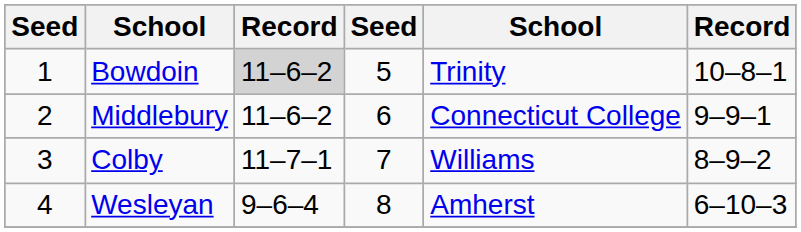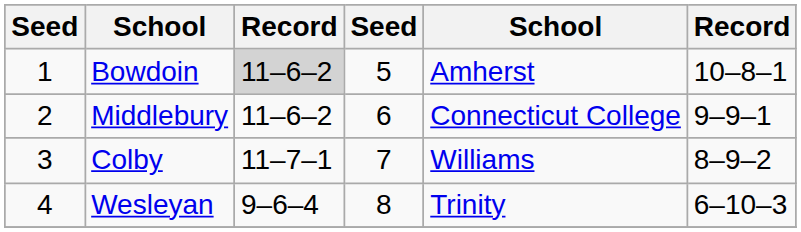(468, 71) Trinity -> (482, 71) Amherst
(482, 204) Amherst -> (468, 204) Trinity
